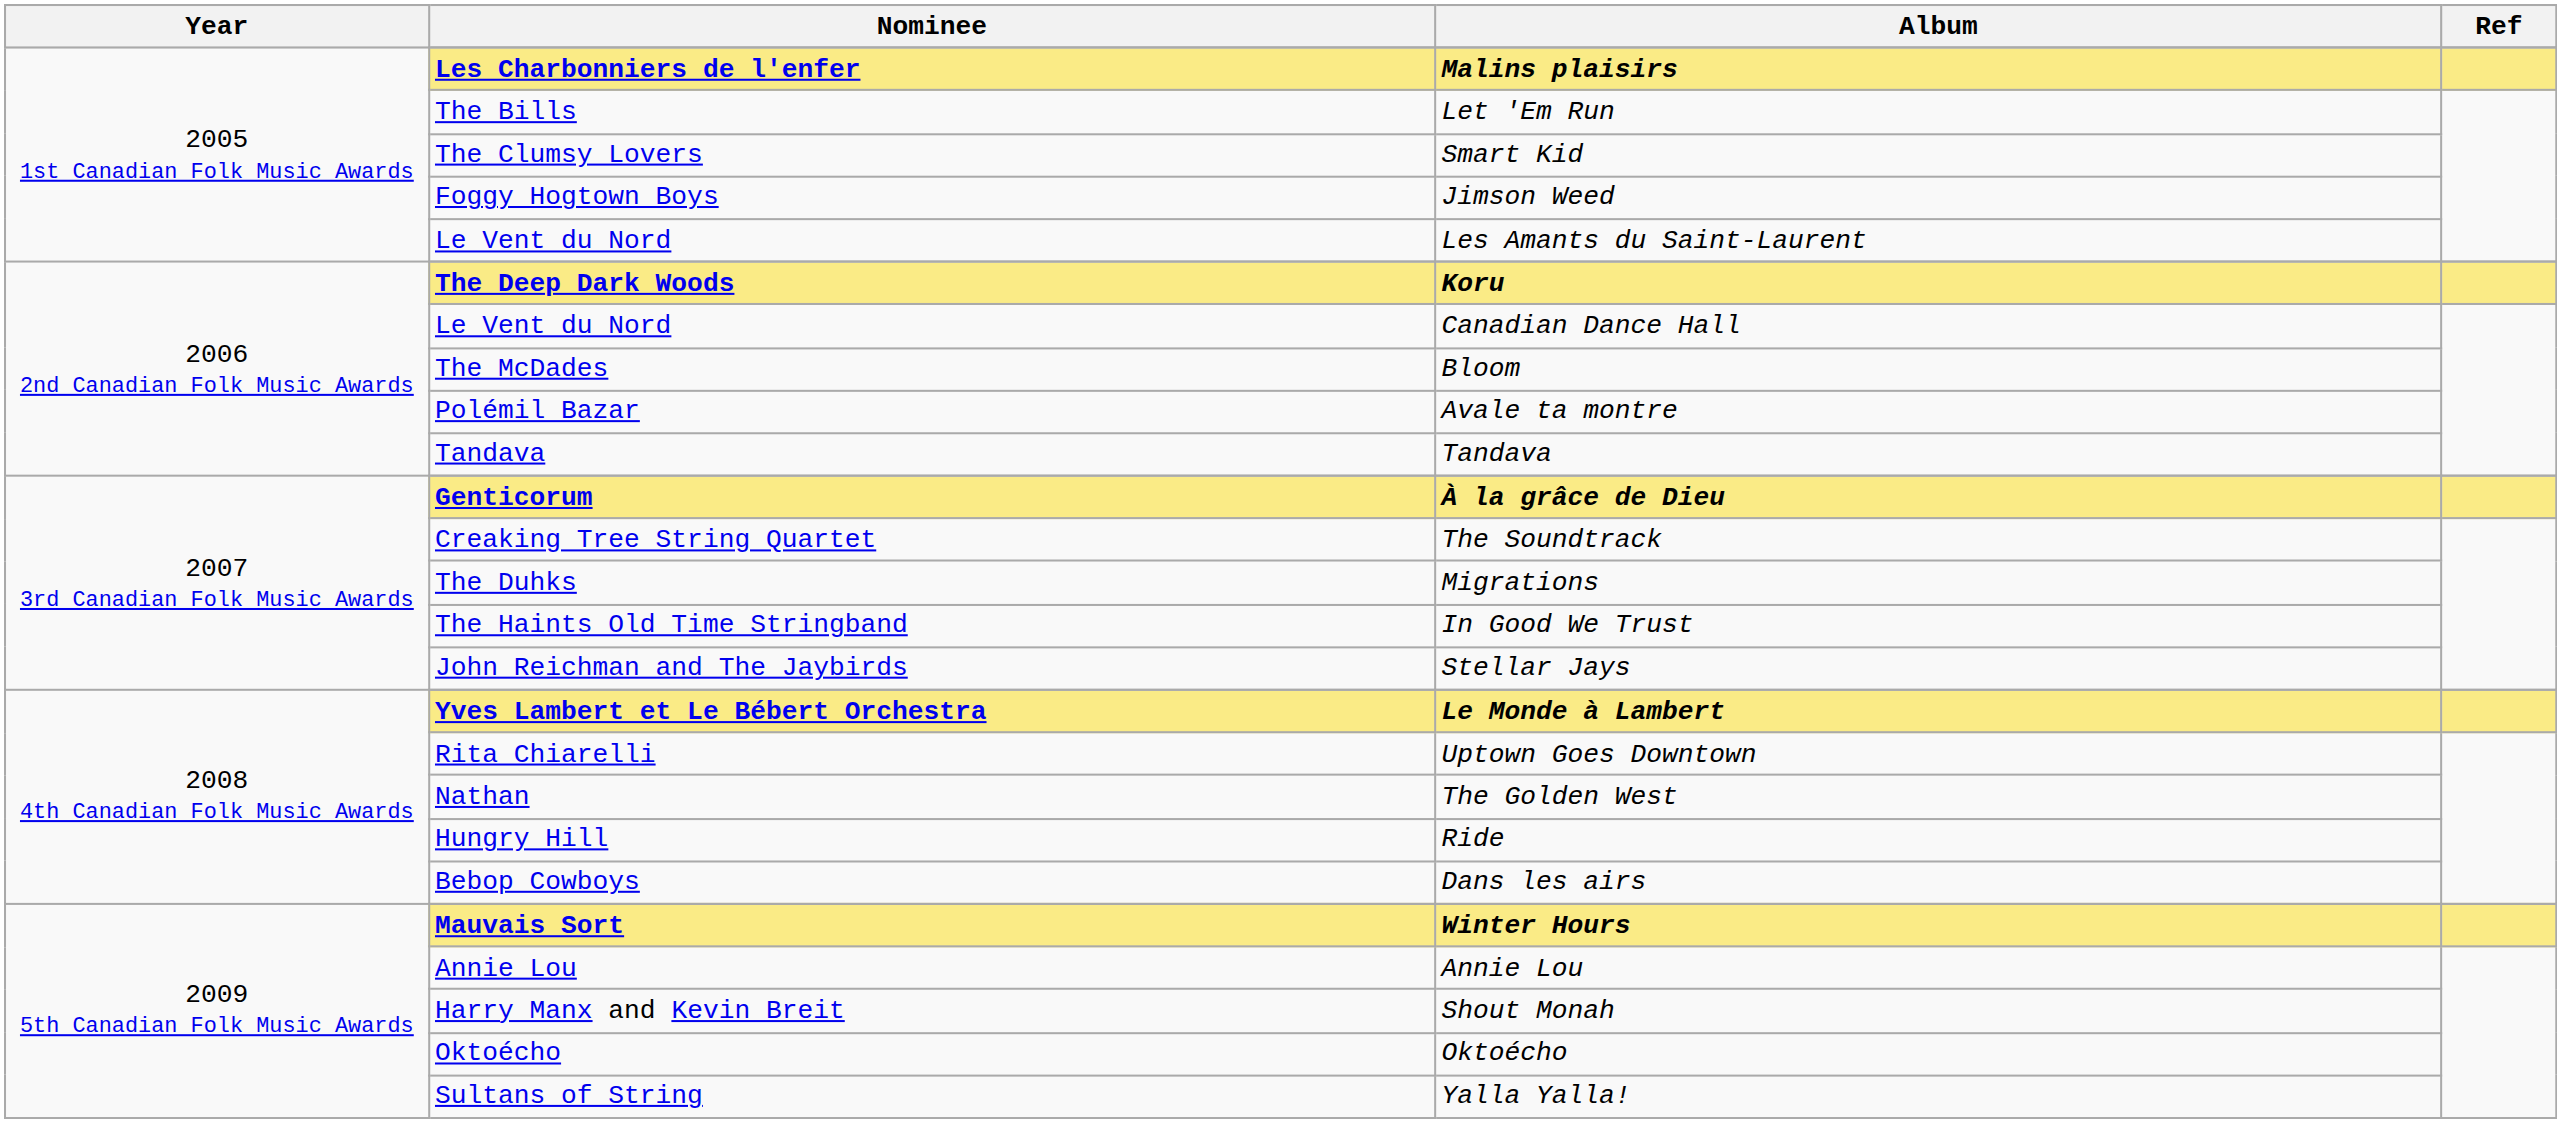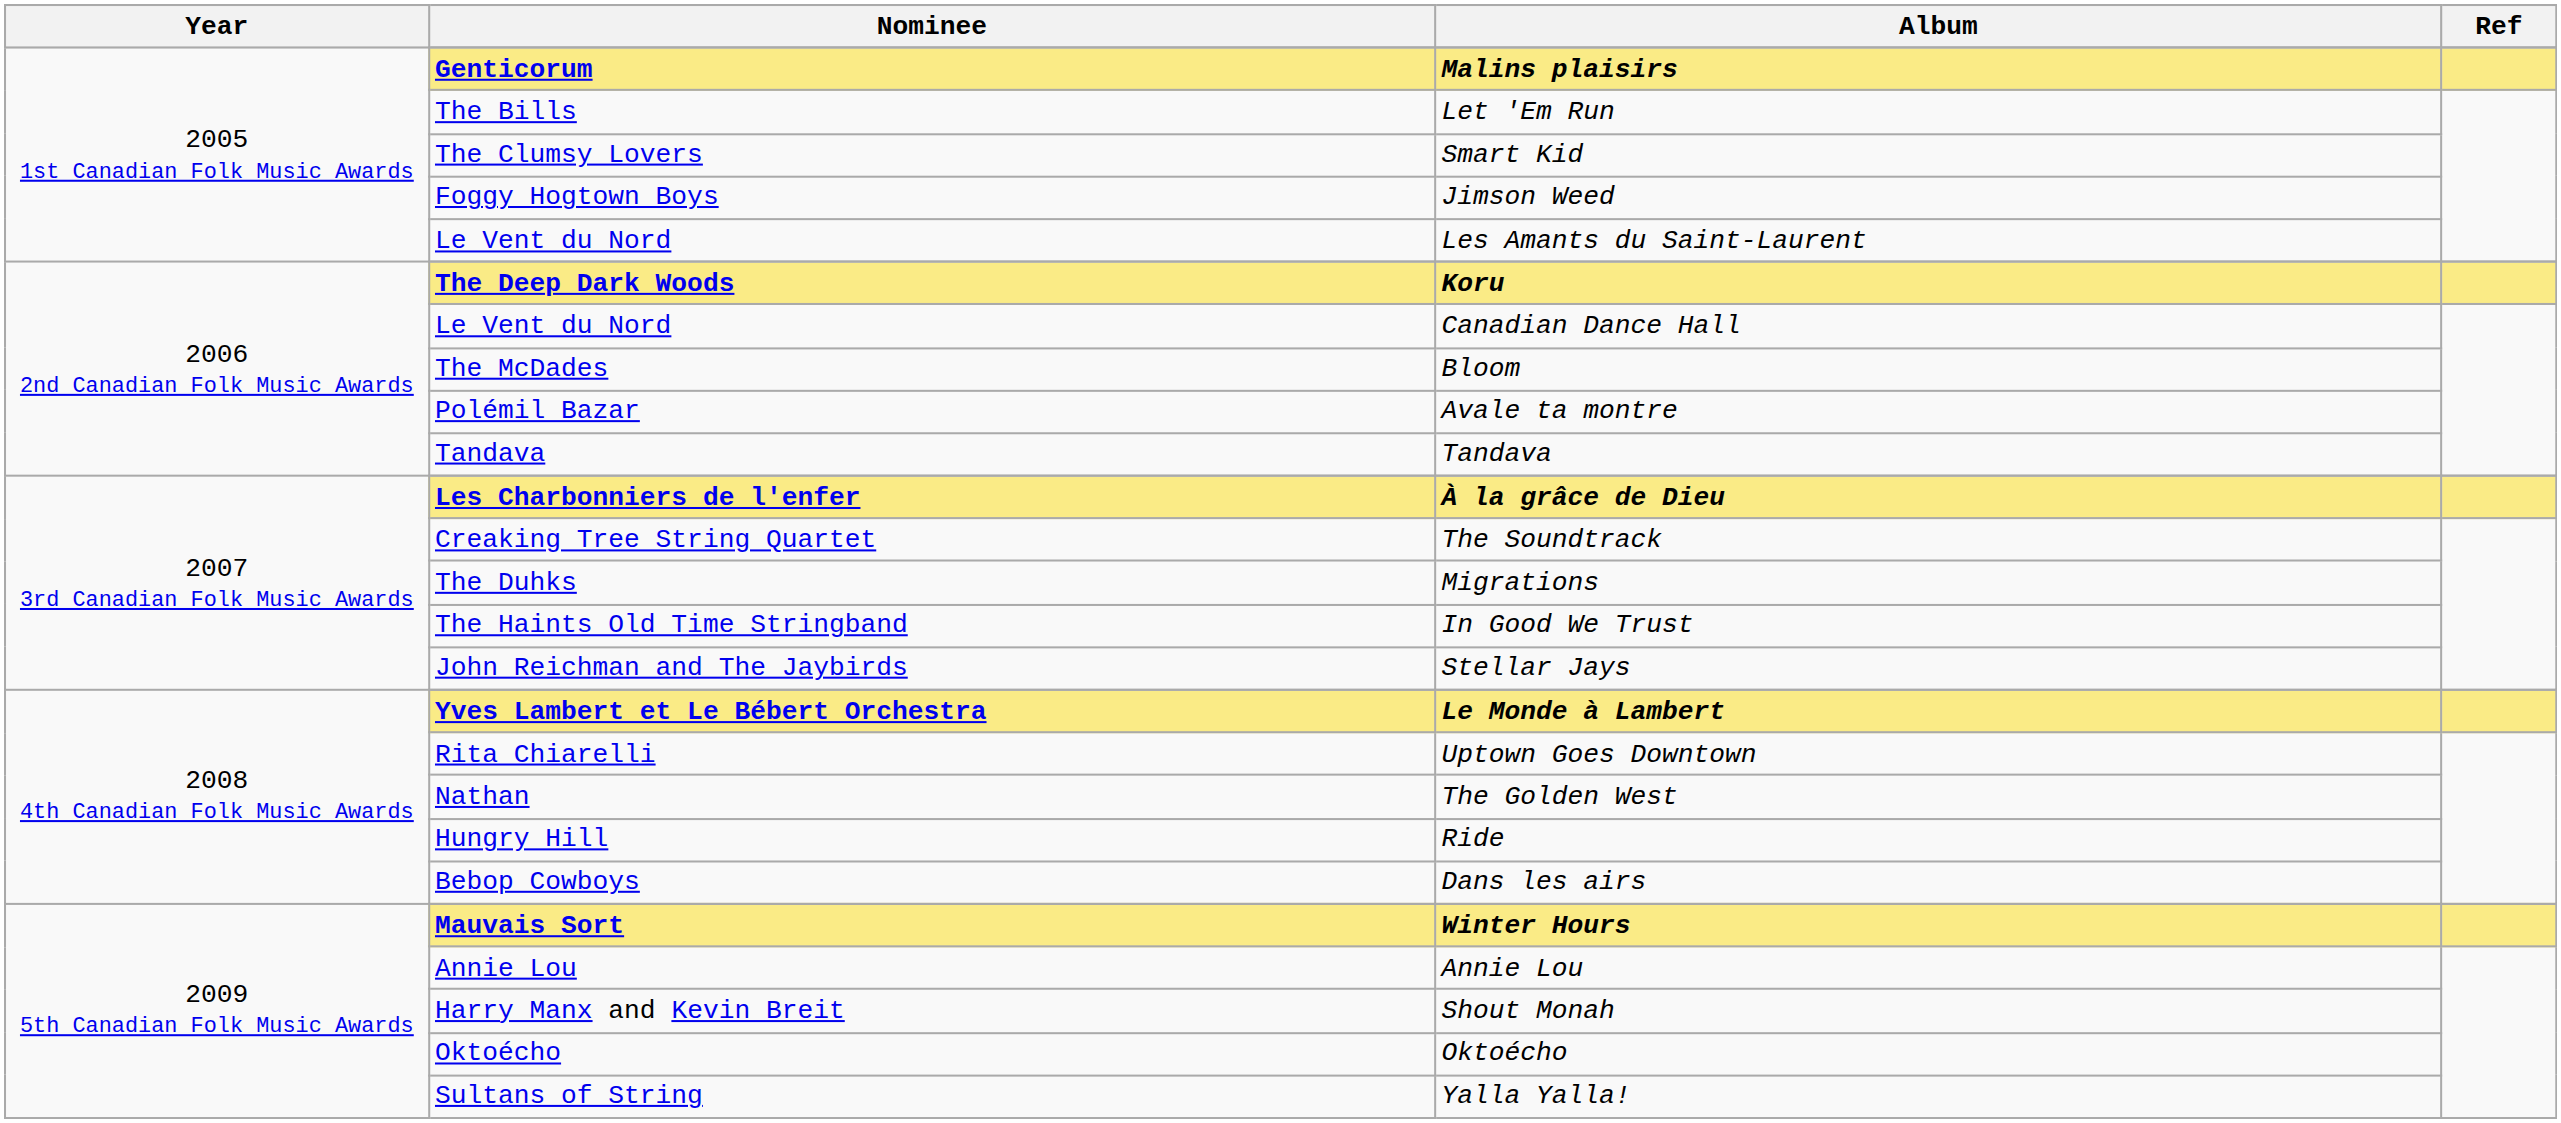(648, 69) Les Charbonniers de l'enfer -> (514, 69) Genticorum
(514, 497) Genticorum -> (648, 497) Les Charbonniers de l'enfer
